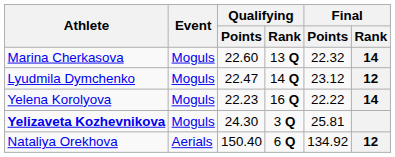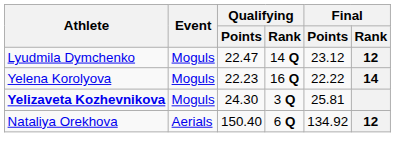- row: (66, 58)
